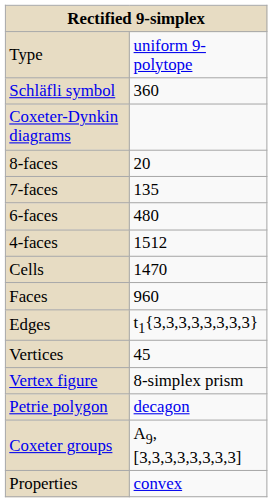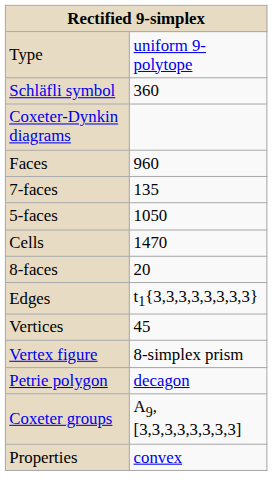rows swapped: (34, 162) <-> (28, 296)
- row: (34, 216)
+ row: (34, 216)
- row: (34, 242)
